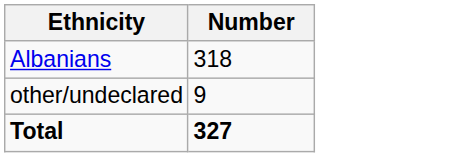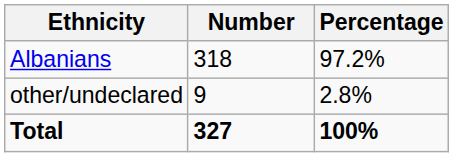+ column: (382, 22)
